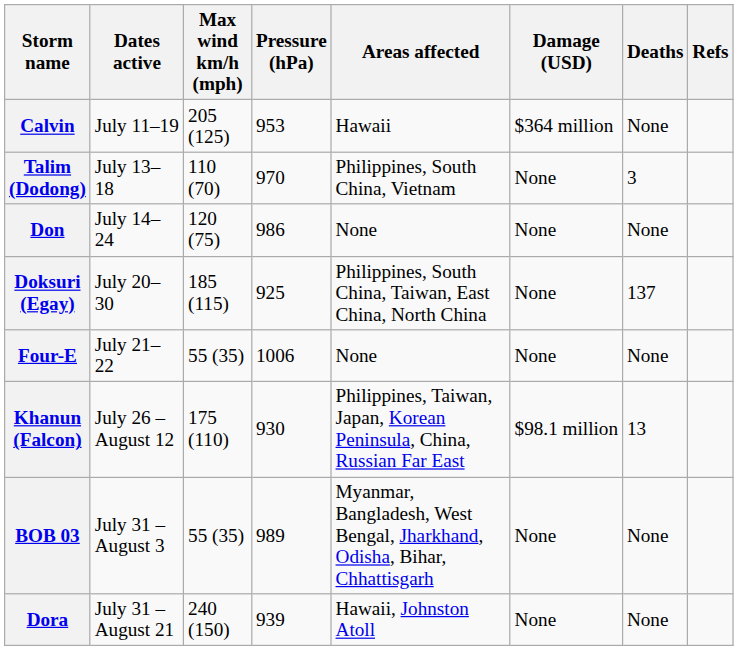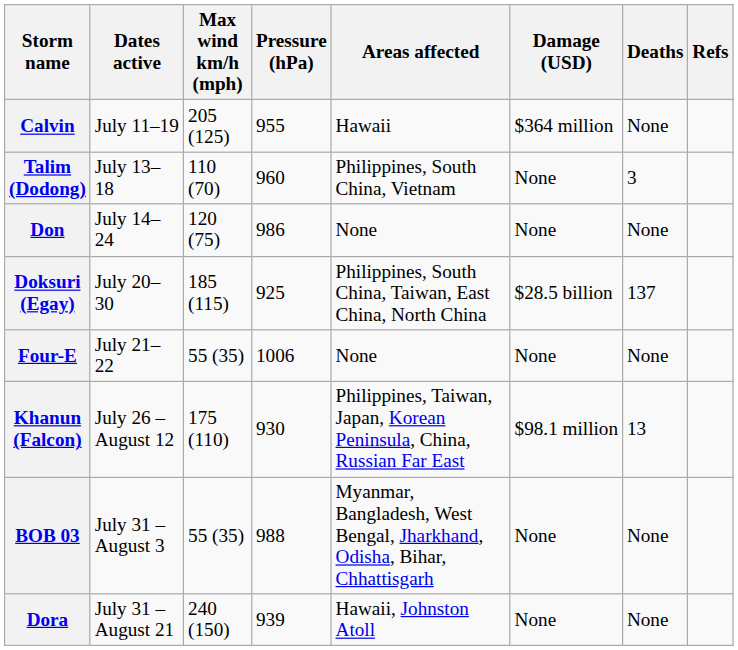(270, 125) 953 -> (270, 125) 955
(270, 177) 970 -> (270, 177) 960
(535, 292) None -> (564, 292) $28.5 billion
(270, 535) 989 -> (270, 535) 988
